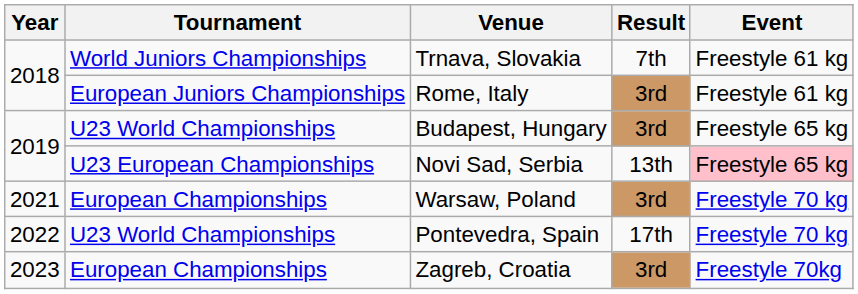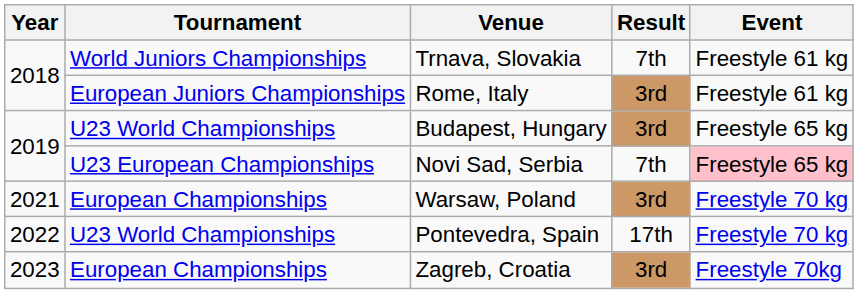(651, 164) 13th -> (651, 164) 7th
